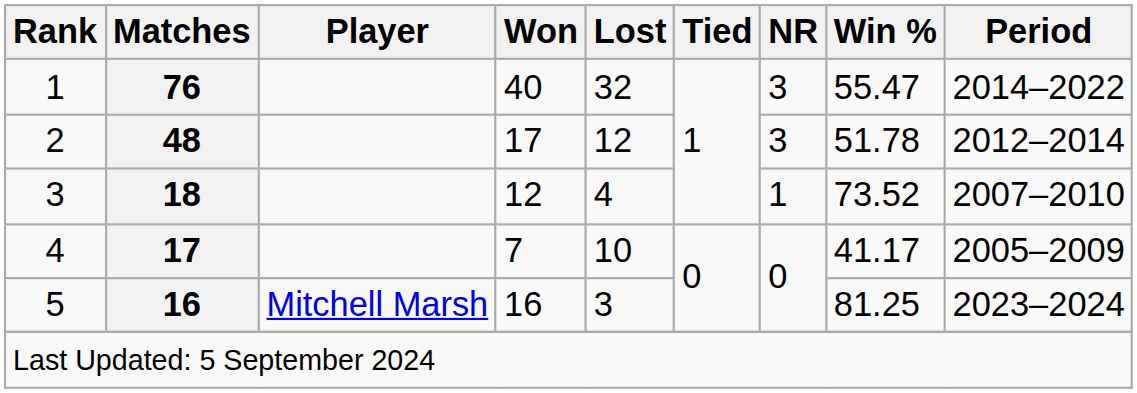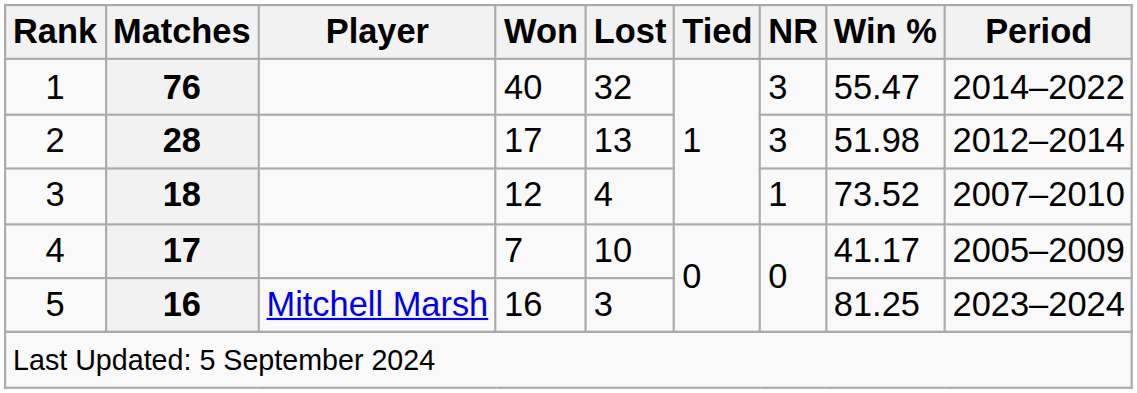(182, 140) 48 -> (182, 140) 28
(613, 140) 12 -> (613, 140) 13
(877, 140) 51.78 -> (877, 140) 51.98
